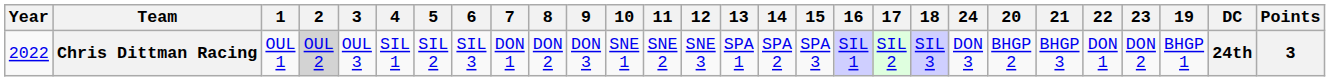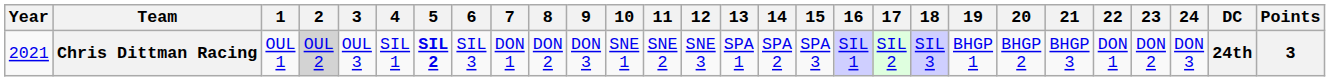columns swapped: (1184, 18) <-> (968, 18)
(29, 53) 2022 -> (29, 53) 2021
(433, 53) normal -> (433, 53) bold
